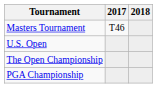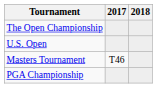rows swapped: (46, 28) <-> (55, 59)
